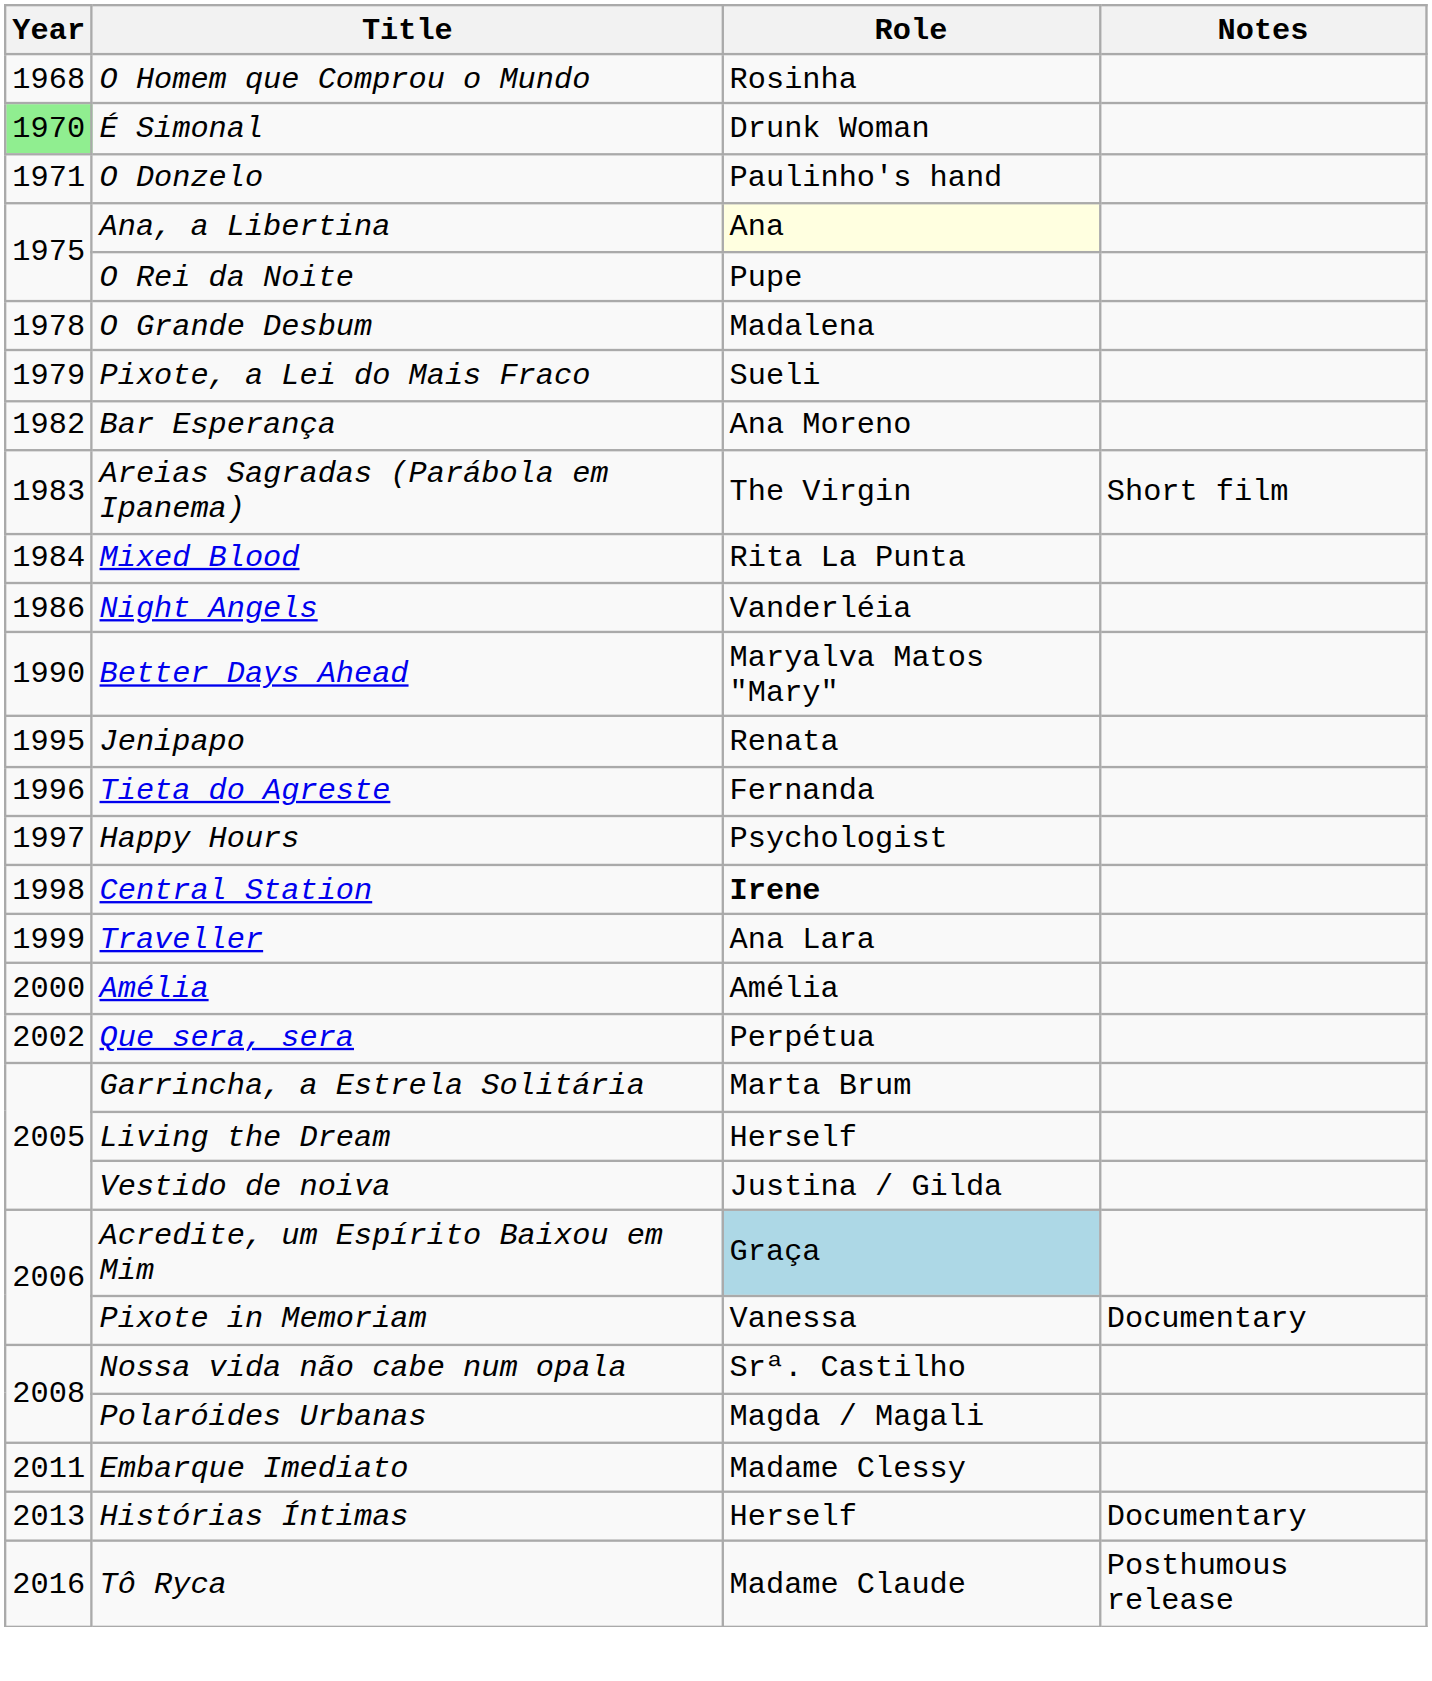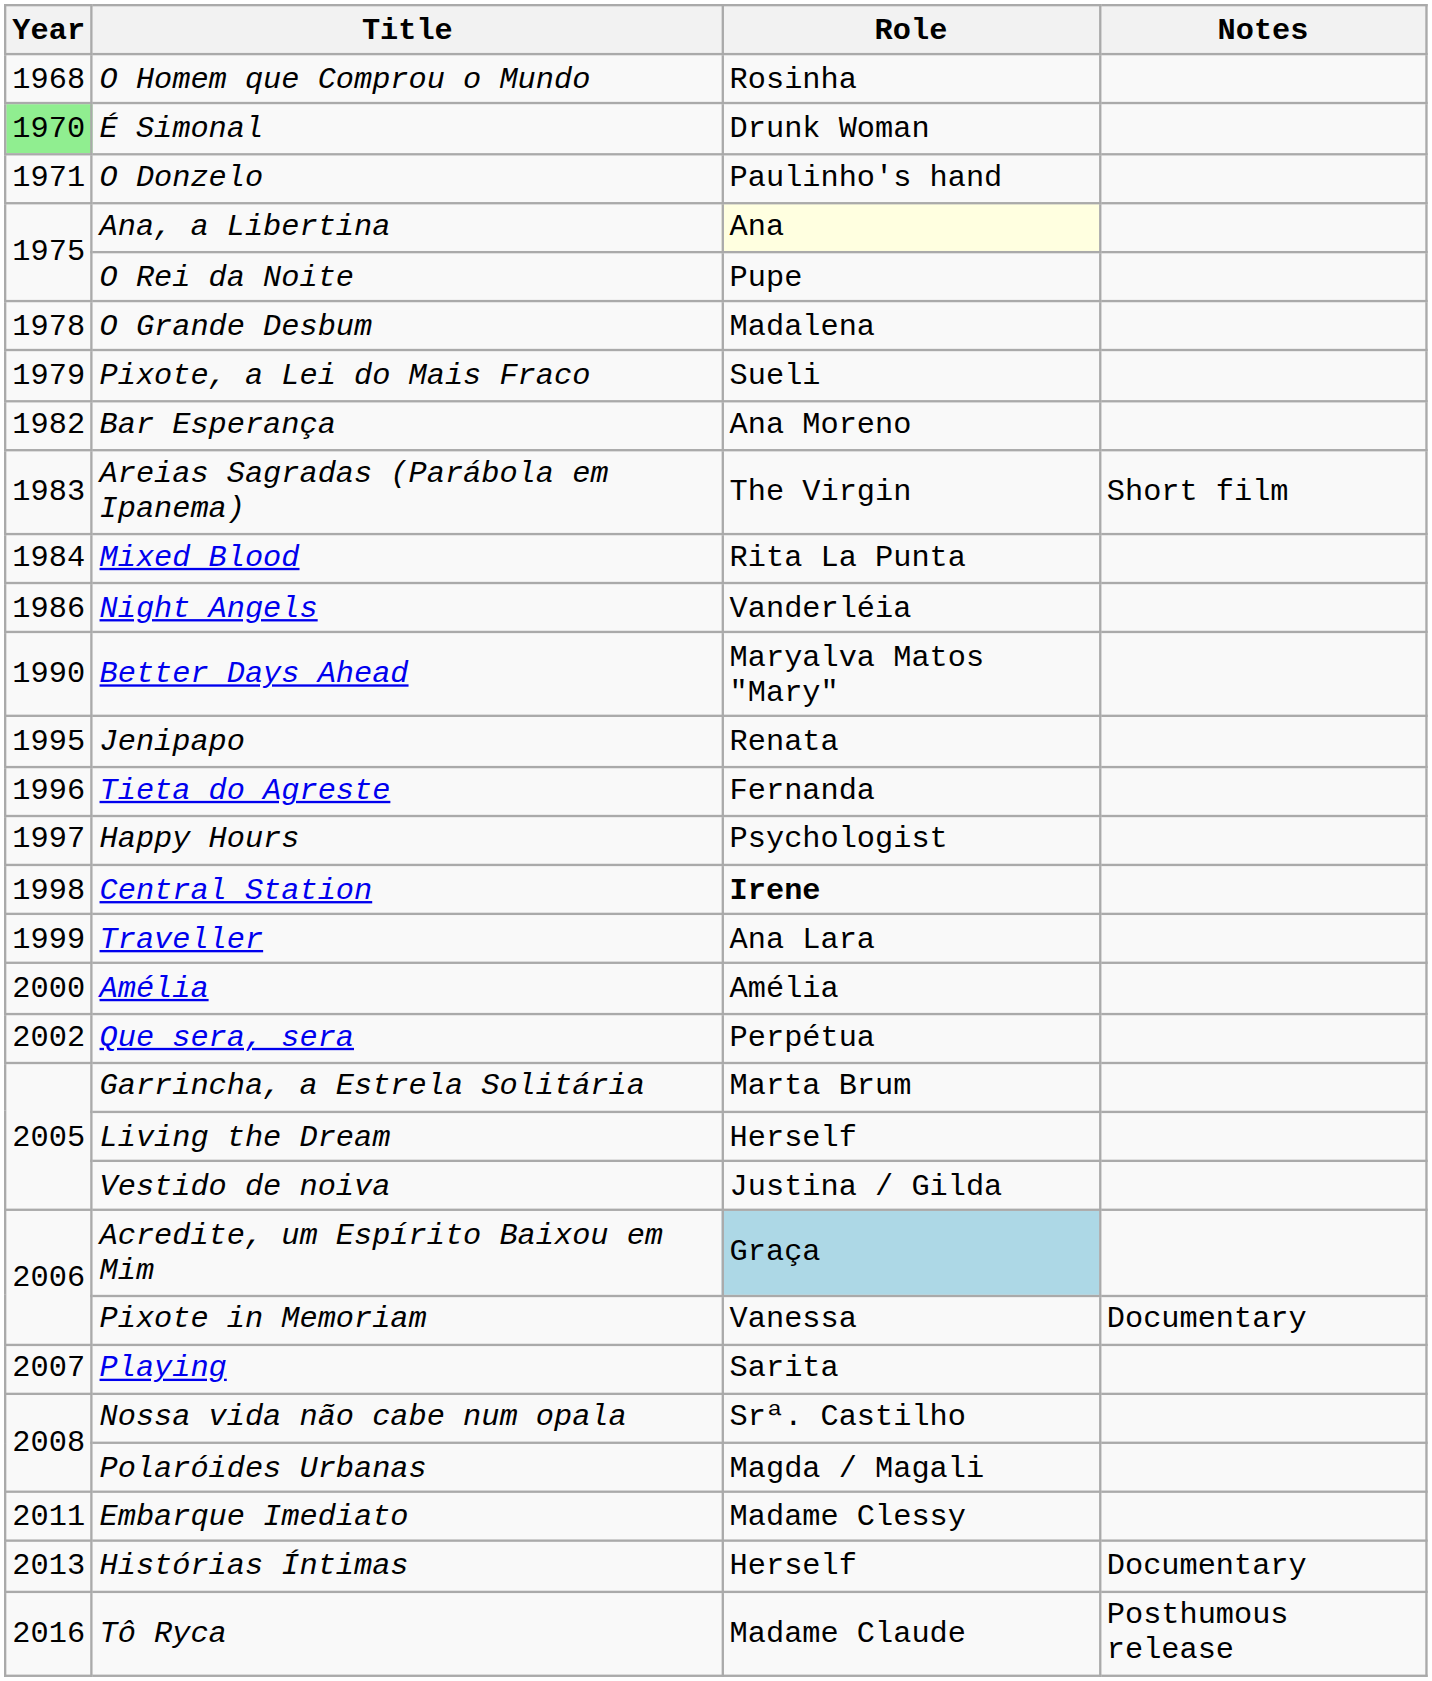+ row: (163, 1369)
